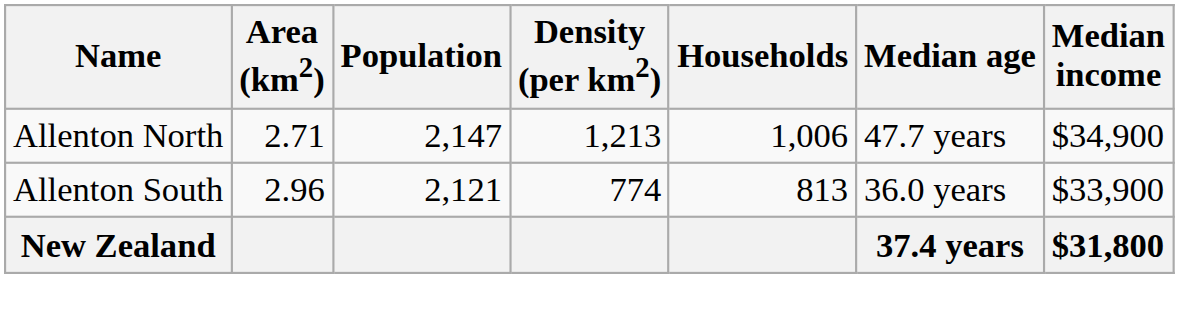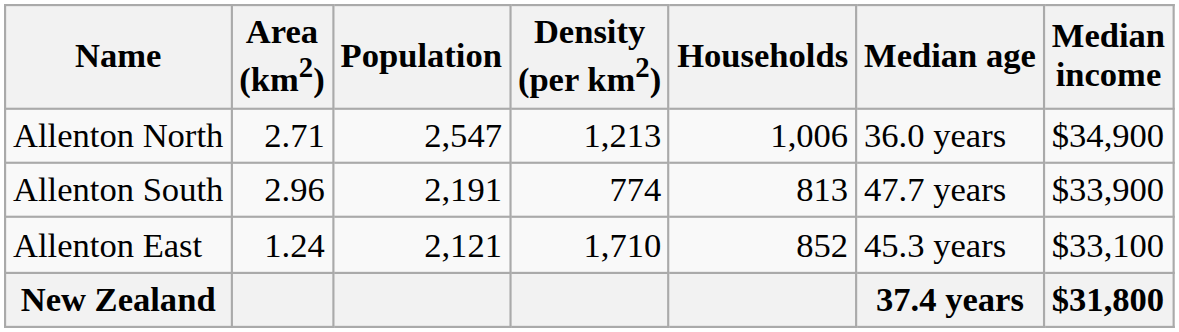(463, 134) 2,147 -> (463, 134) 2,547
(935, 134) 47.7 years -> (935, 134) 36.0 years
(463, 189) 2,121 -> (463, 189) 2,191
(935, 189) 36.0 years -> (935, 189) 47.7 years
+ row: (108, 244)
